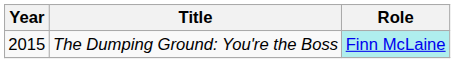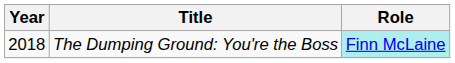(27, 44) 2015 -> (27, 44) 2018
